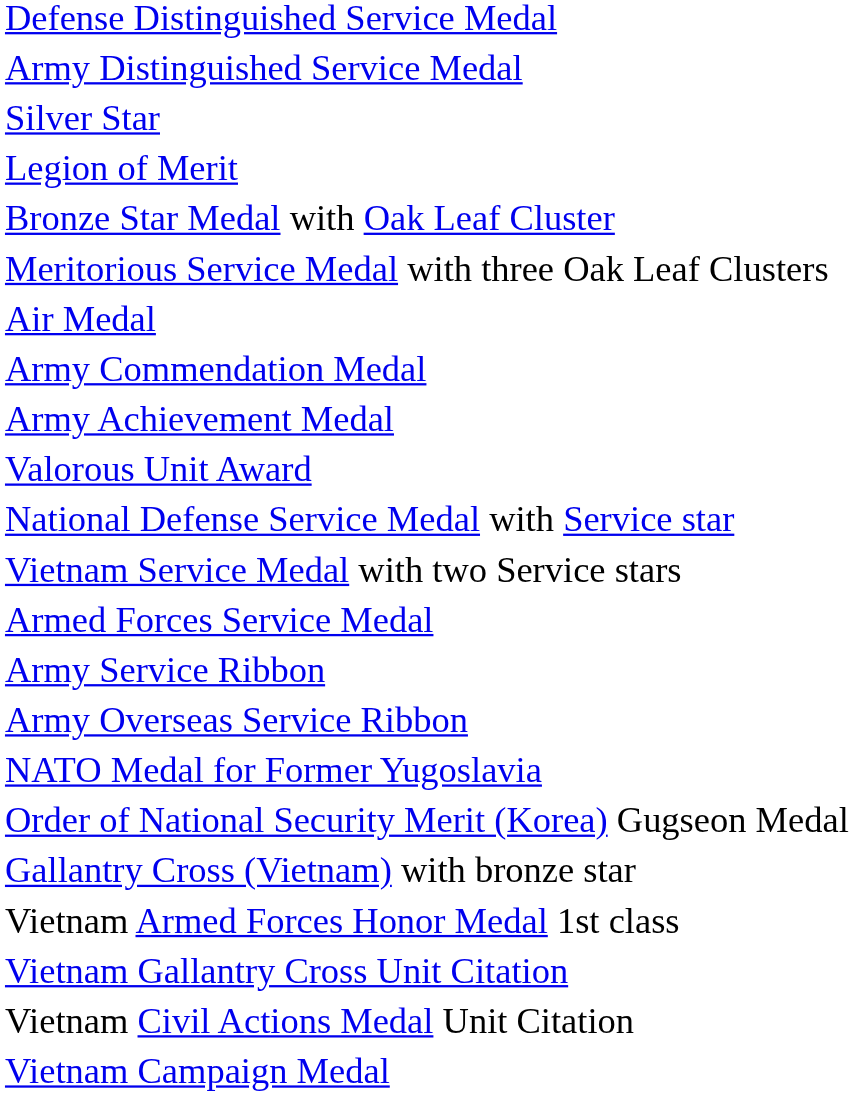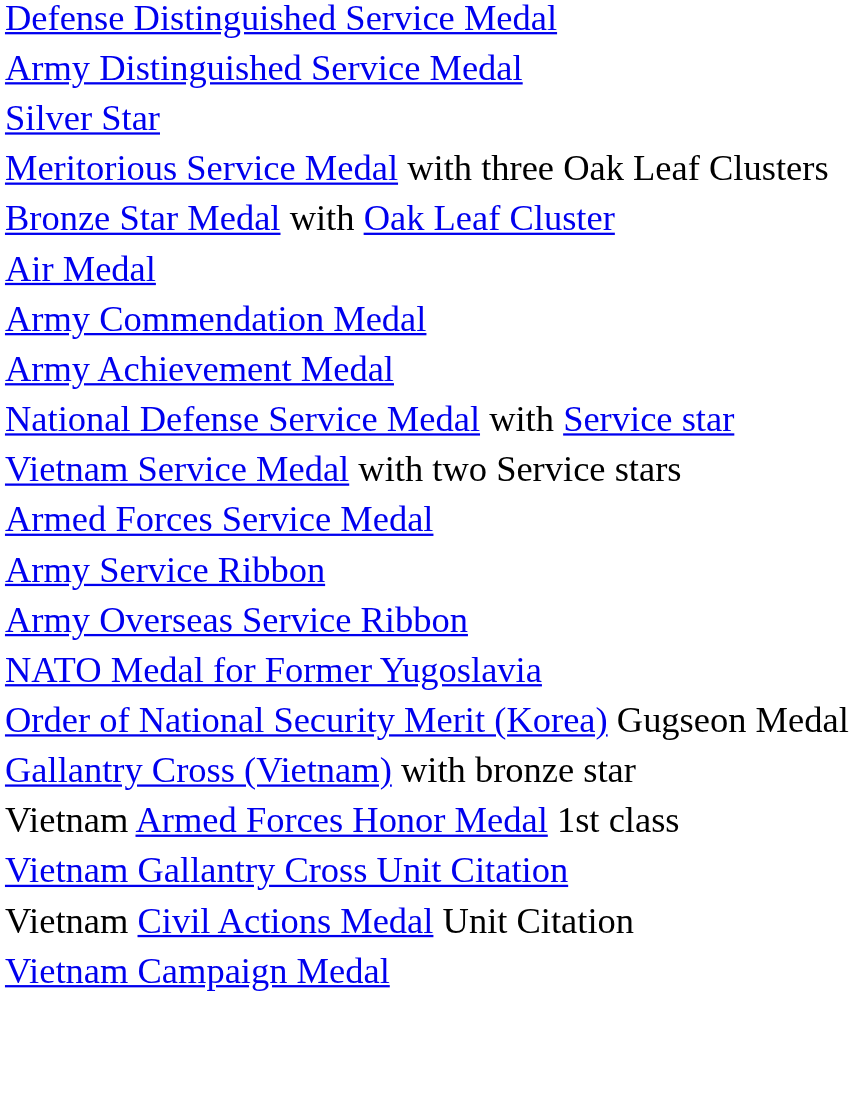- row: (121, 168)
rows swapped: (310, 218) <-> (417, 268)
- row: (158, 469)
